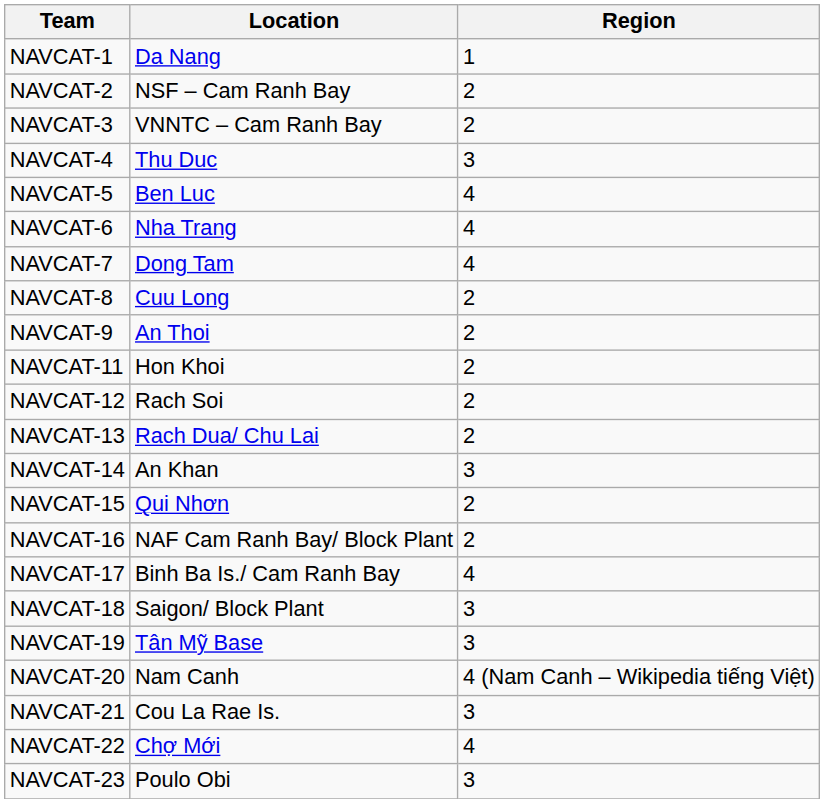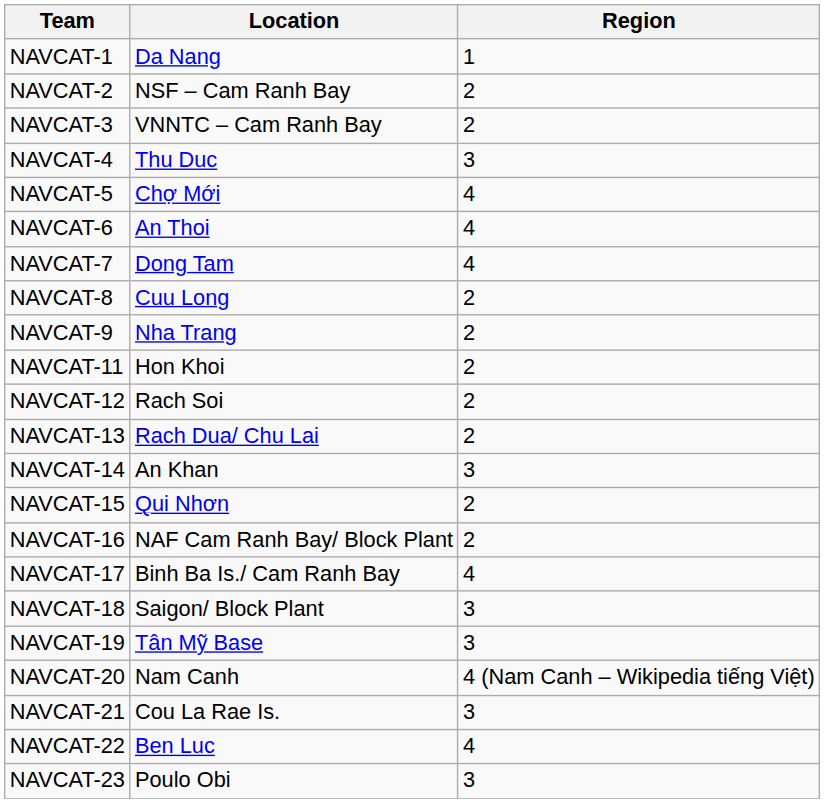(175, 194) Ben Luc -> (178, 194) Chợ Mới
(186, 228) Nha Trang -> (172, 228) An Thoi
(172, 332) An Thoi -> (186, 332) Nha Trang
(178, 746) Chợ Mới -> (175, 746) Ben Luc
